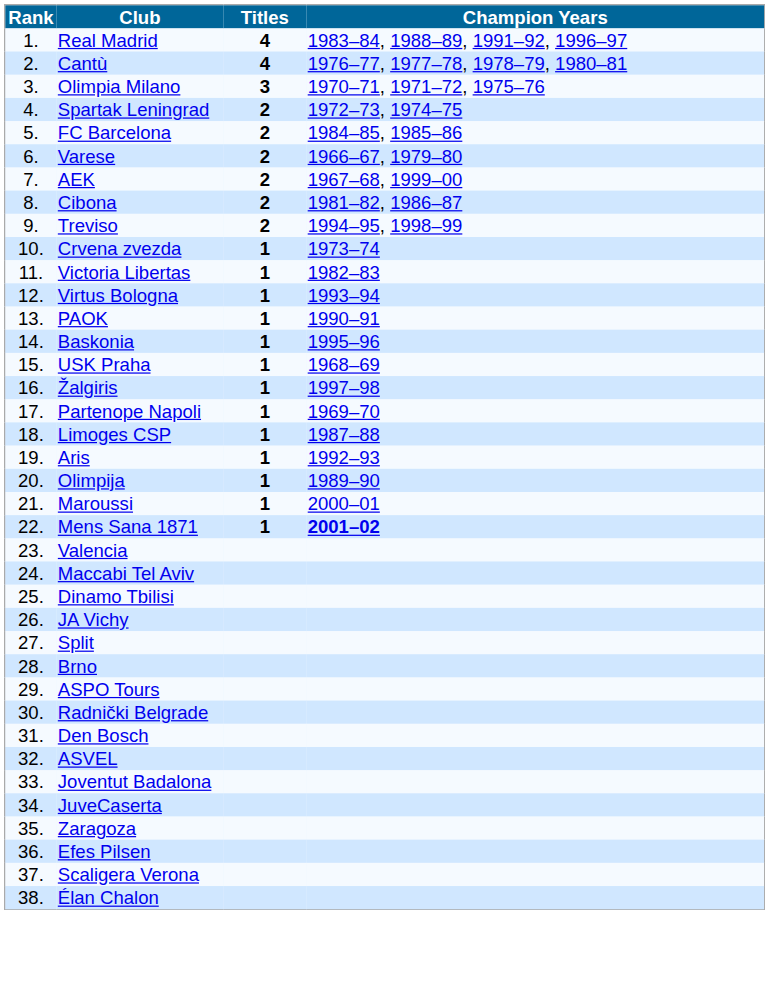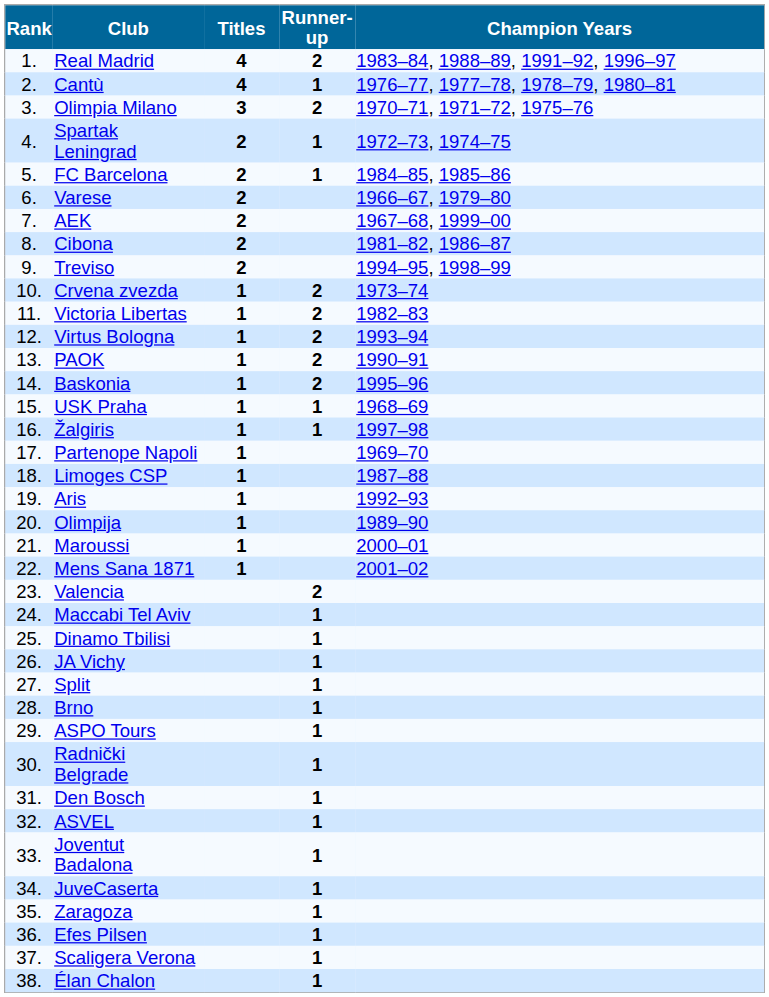+ column: (317, 27)
(344, 527) bold -> (392, 568) normal
